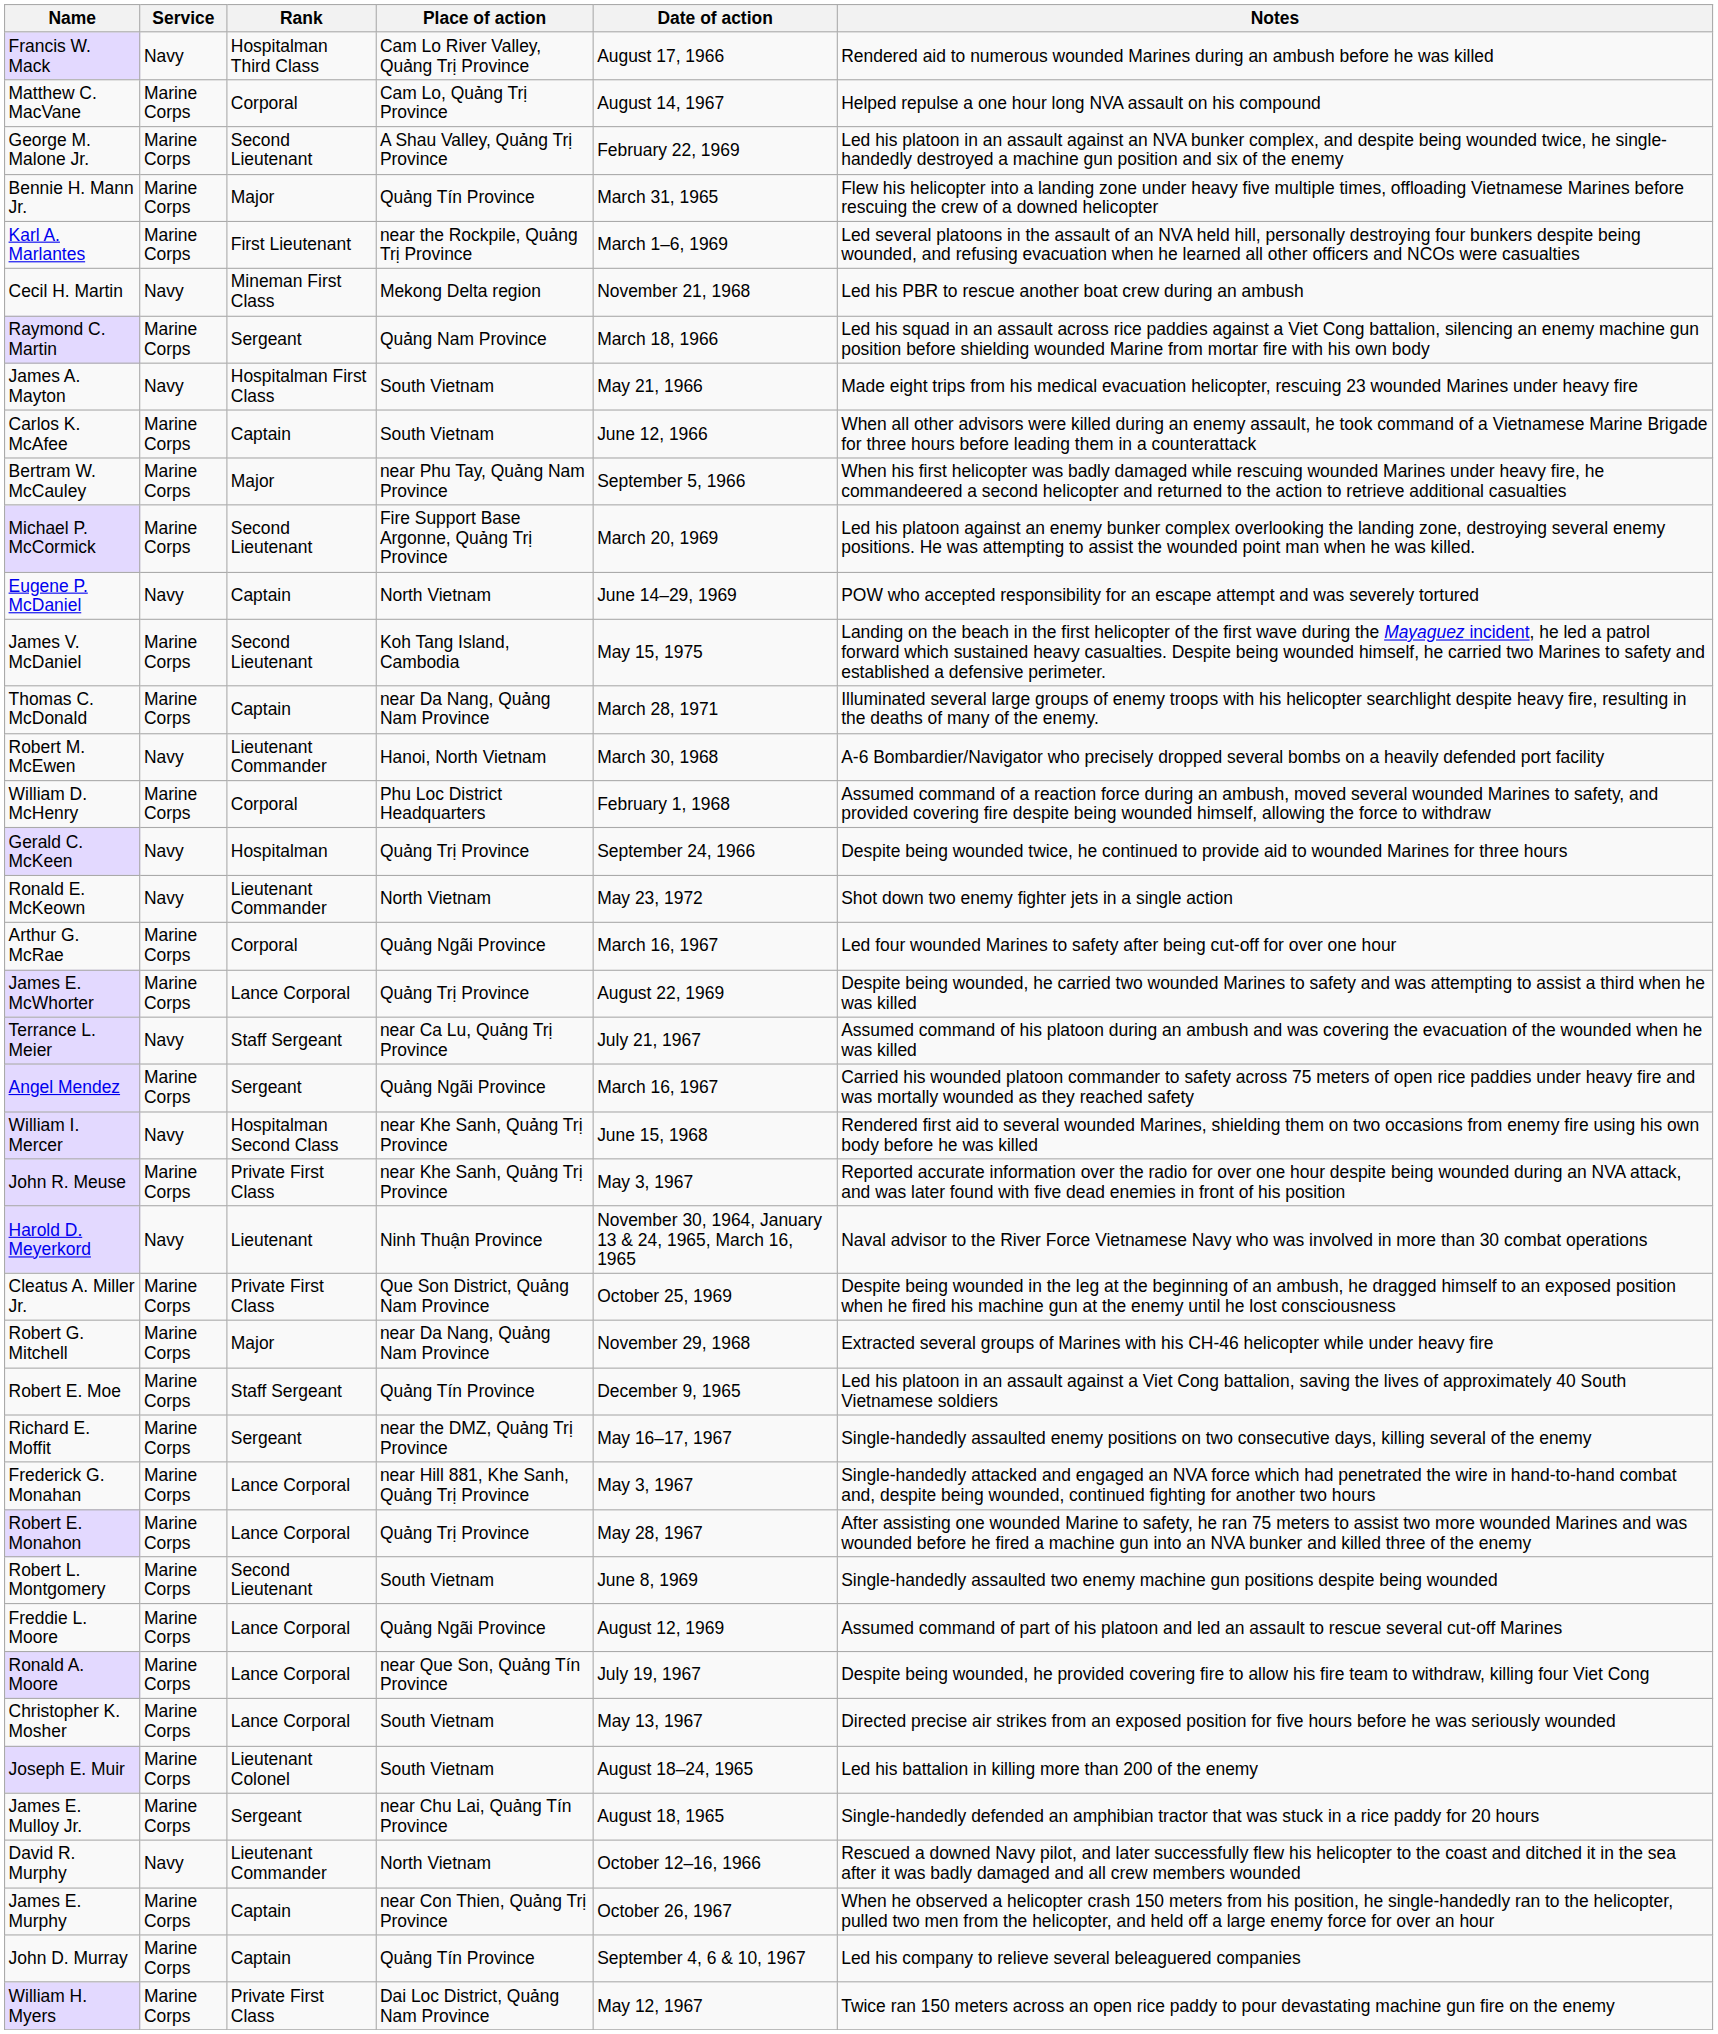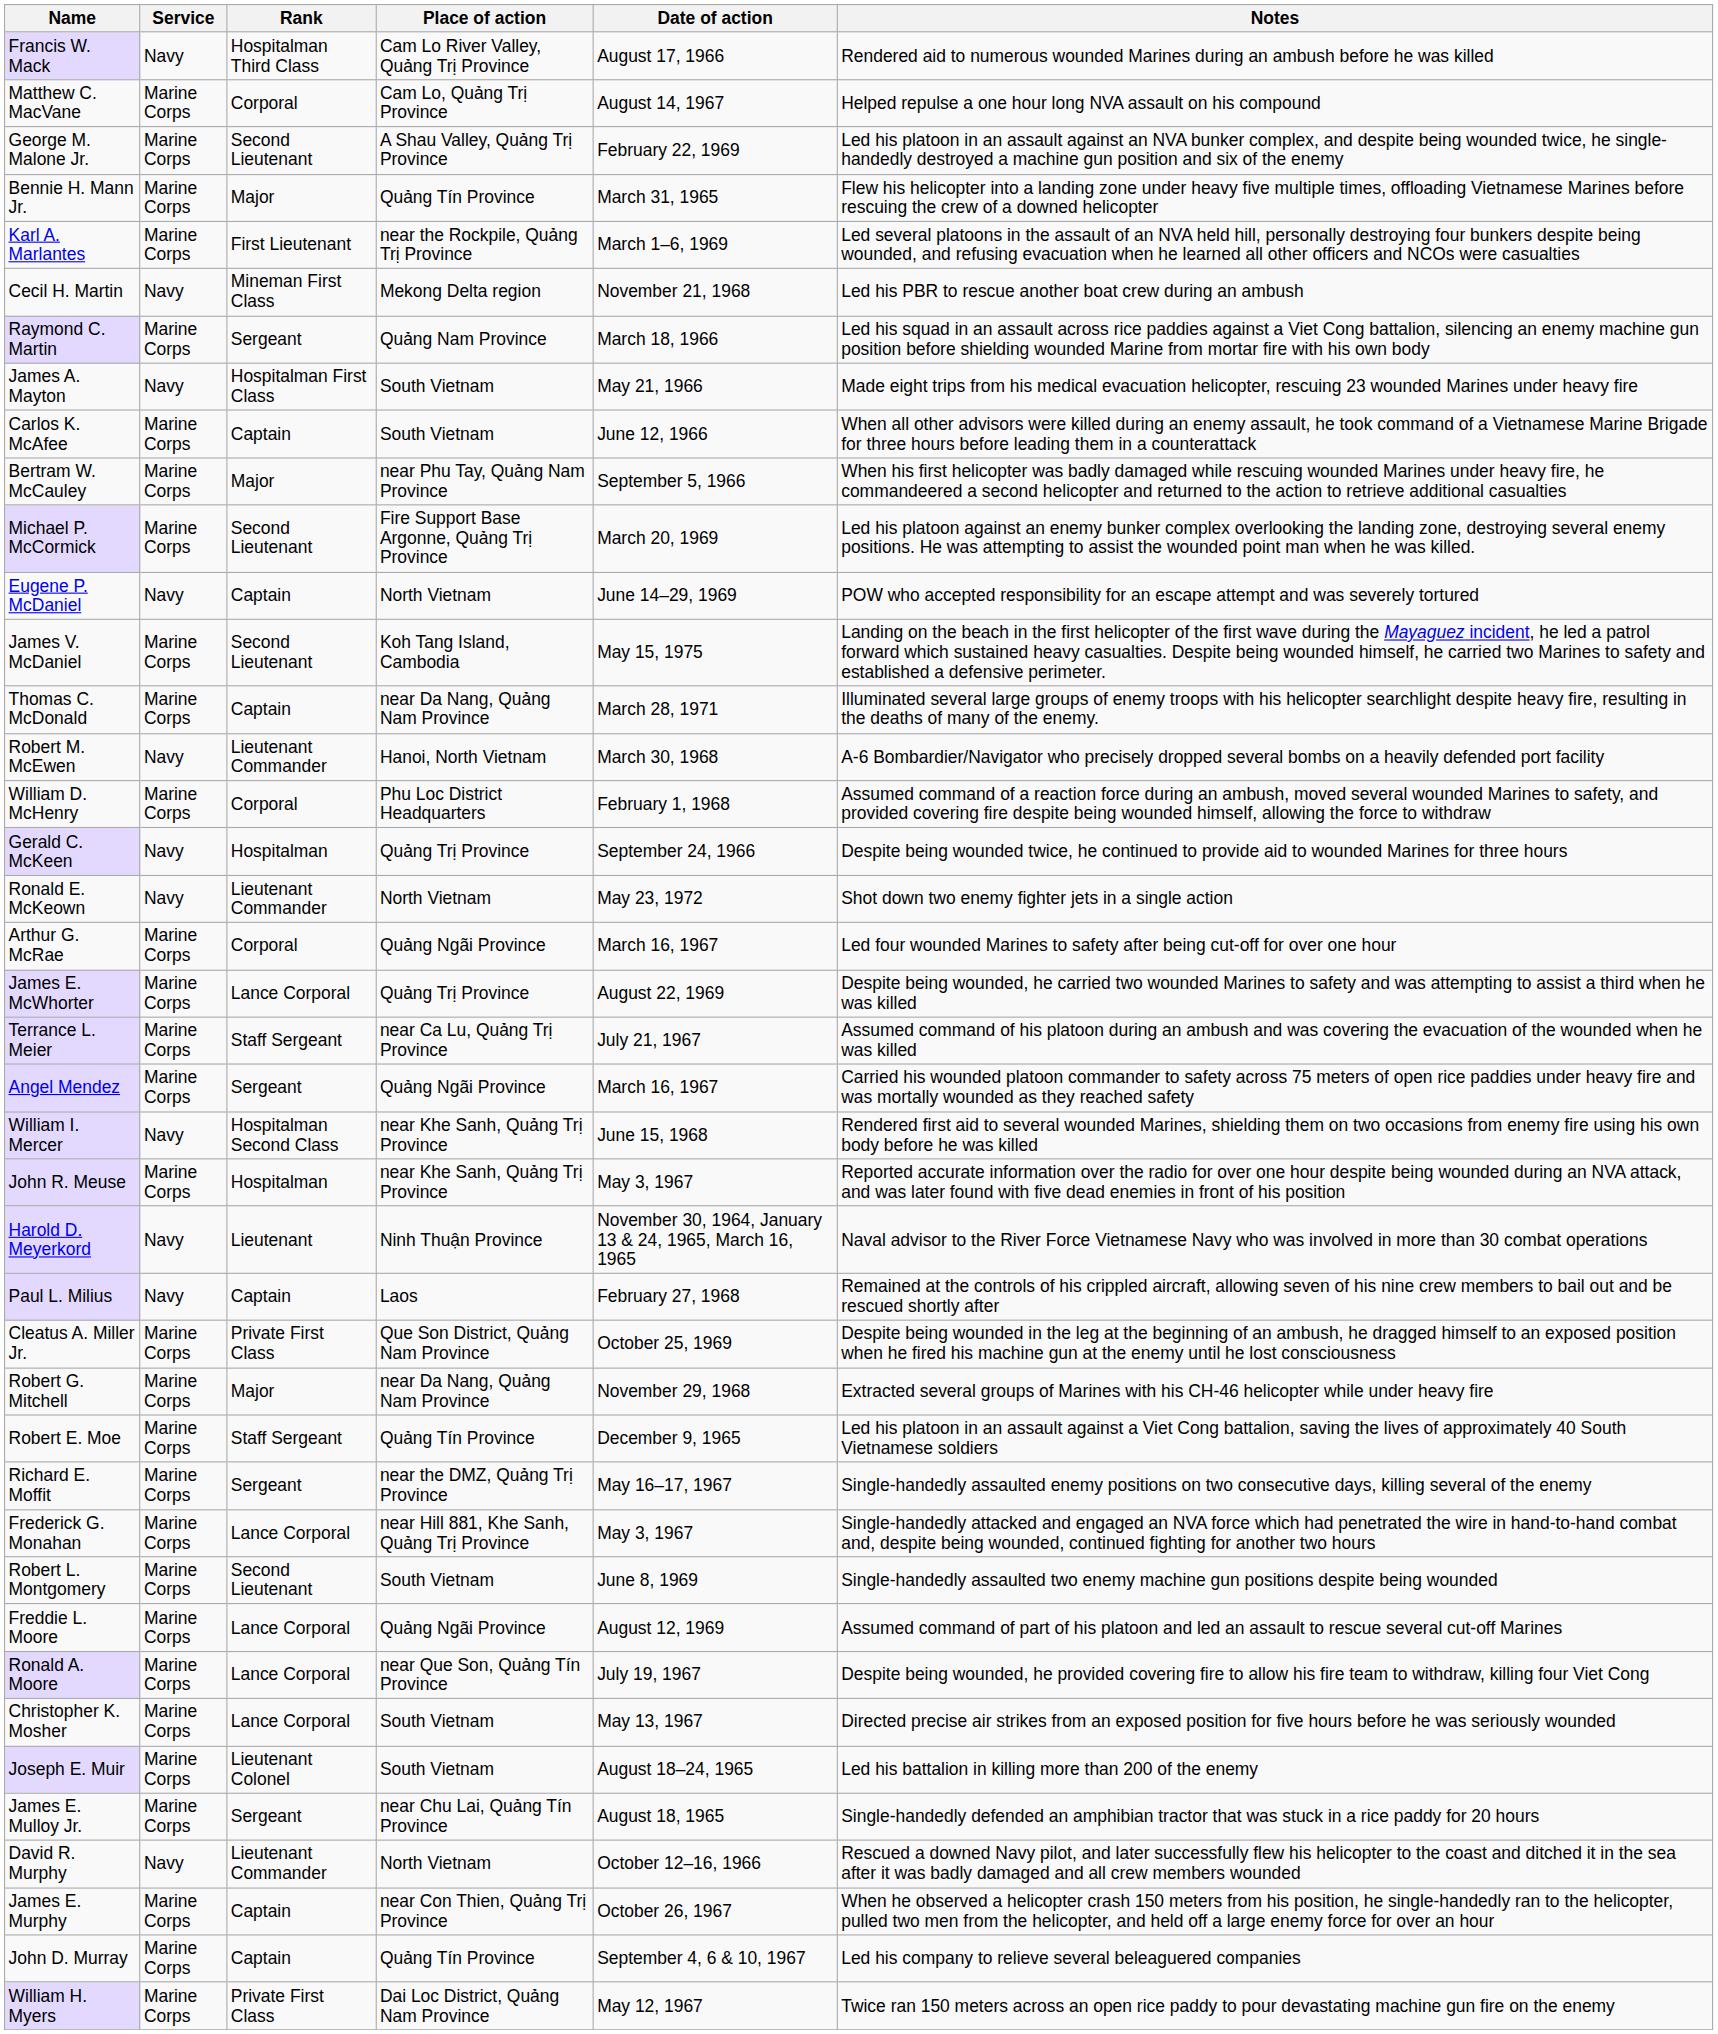(164, 1040) Navy -> (171, 1040) Marine Corps
(277, 1182) Private First Class -> (279, 1182) Hospitalman
+ row: (60, 1296)
- row: (45, 1533)
